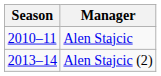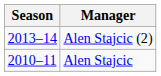rows swapped: (98, 37) <-> (108, 60)
